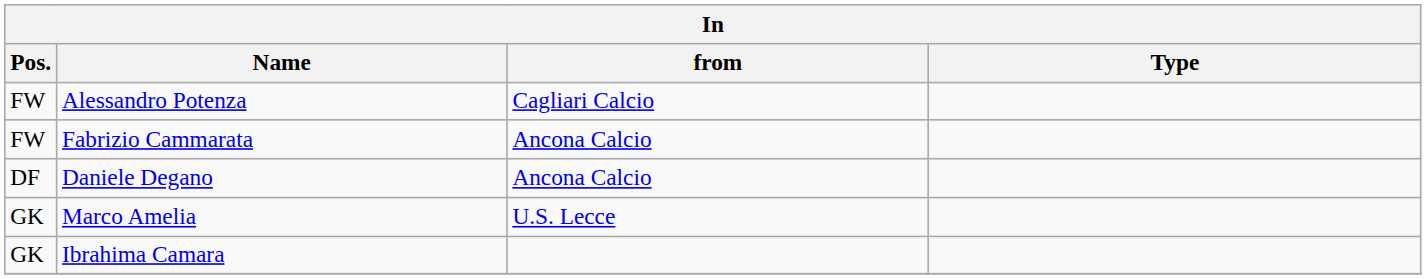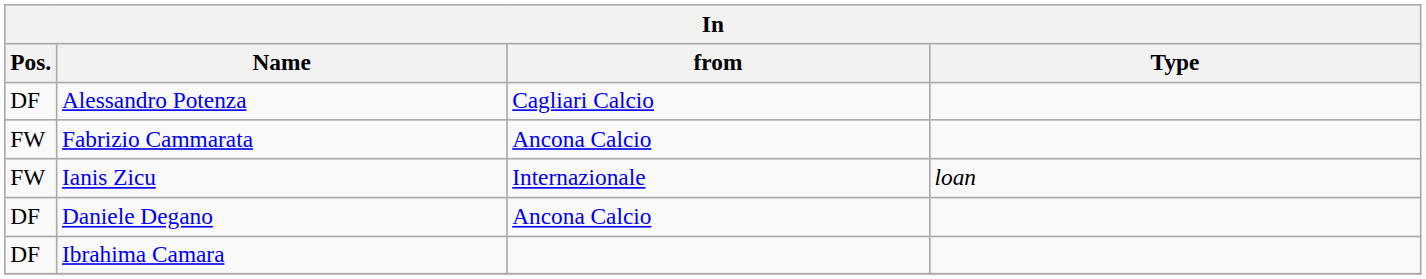(28, 101) FW -> (25, 101) DF
+ row: (109, 178)
- row: (129, 216)
(27, 254) GK -> (25, 254) DF
